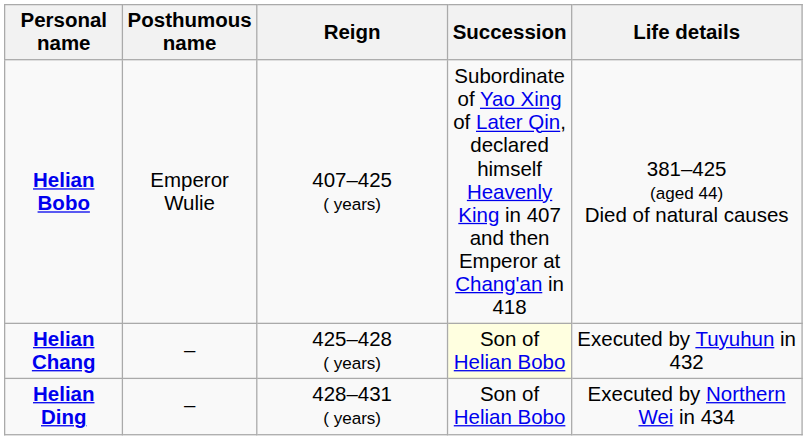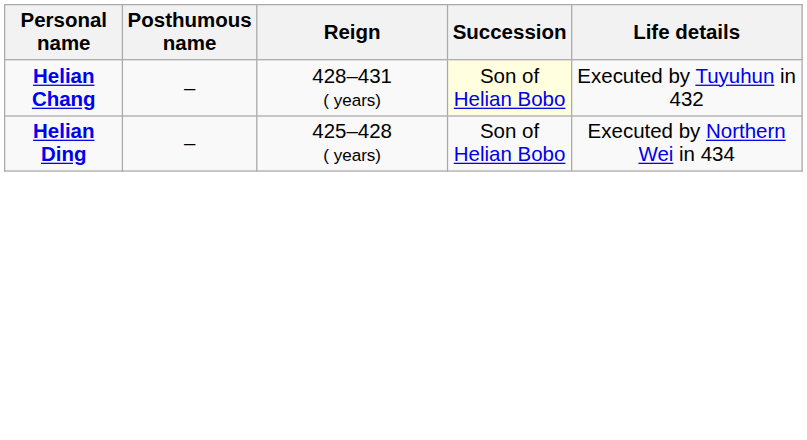- row: (64, 191)
(352, 350) 425–428 ( years) -> (352, 87) 428–431 ( years)
(352, 406) 428–431 ( years) -> (352, 143) 425–428 ( years)
